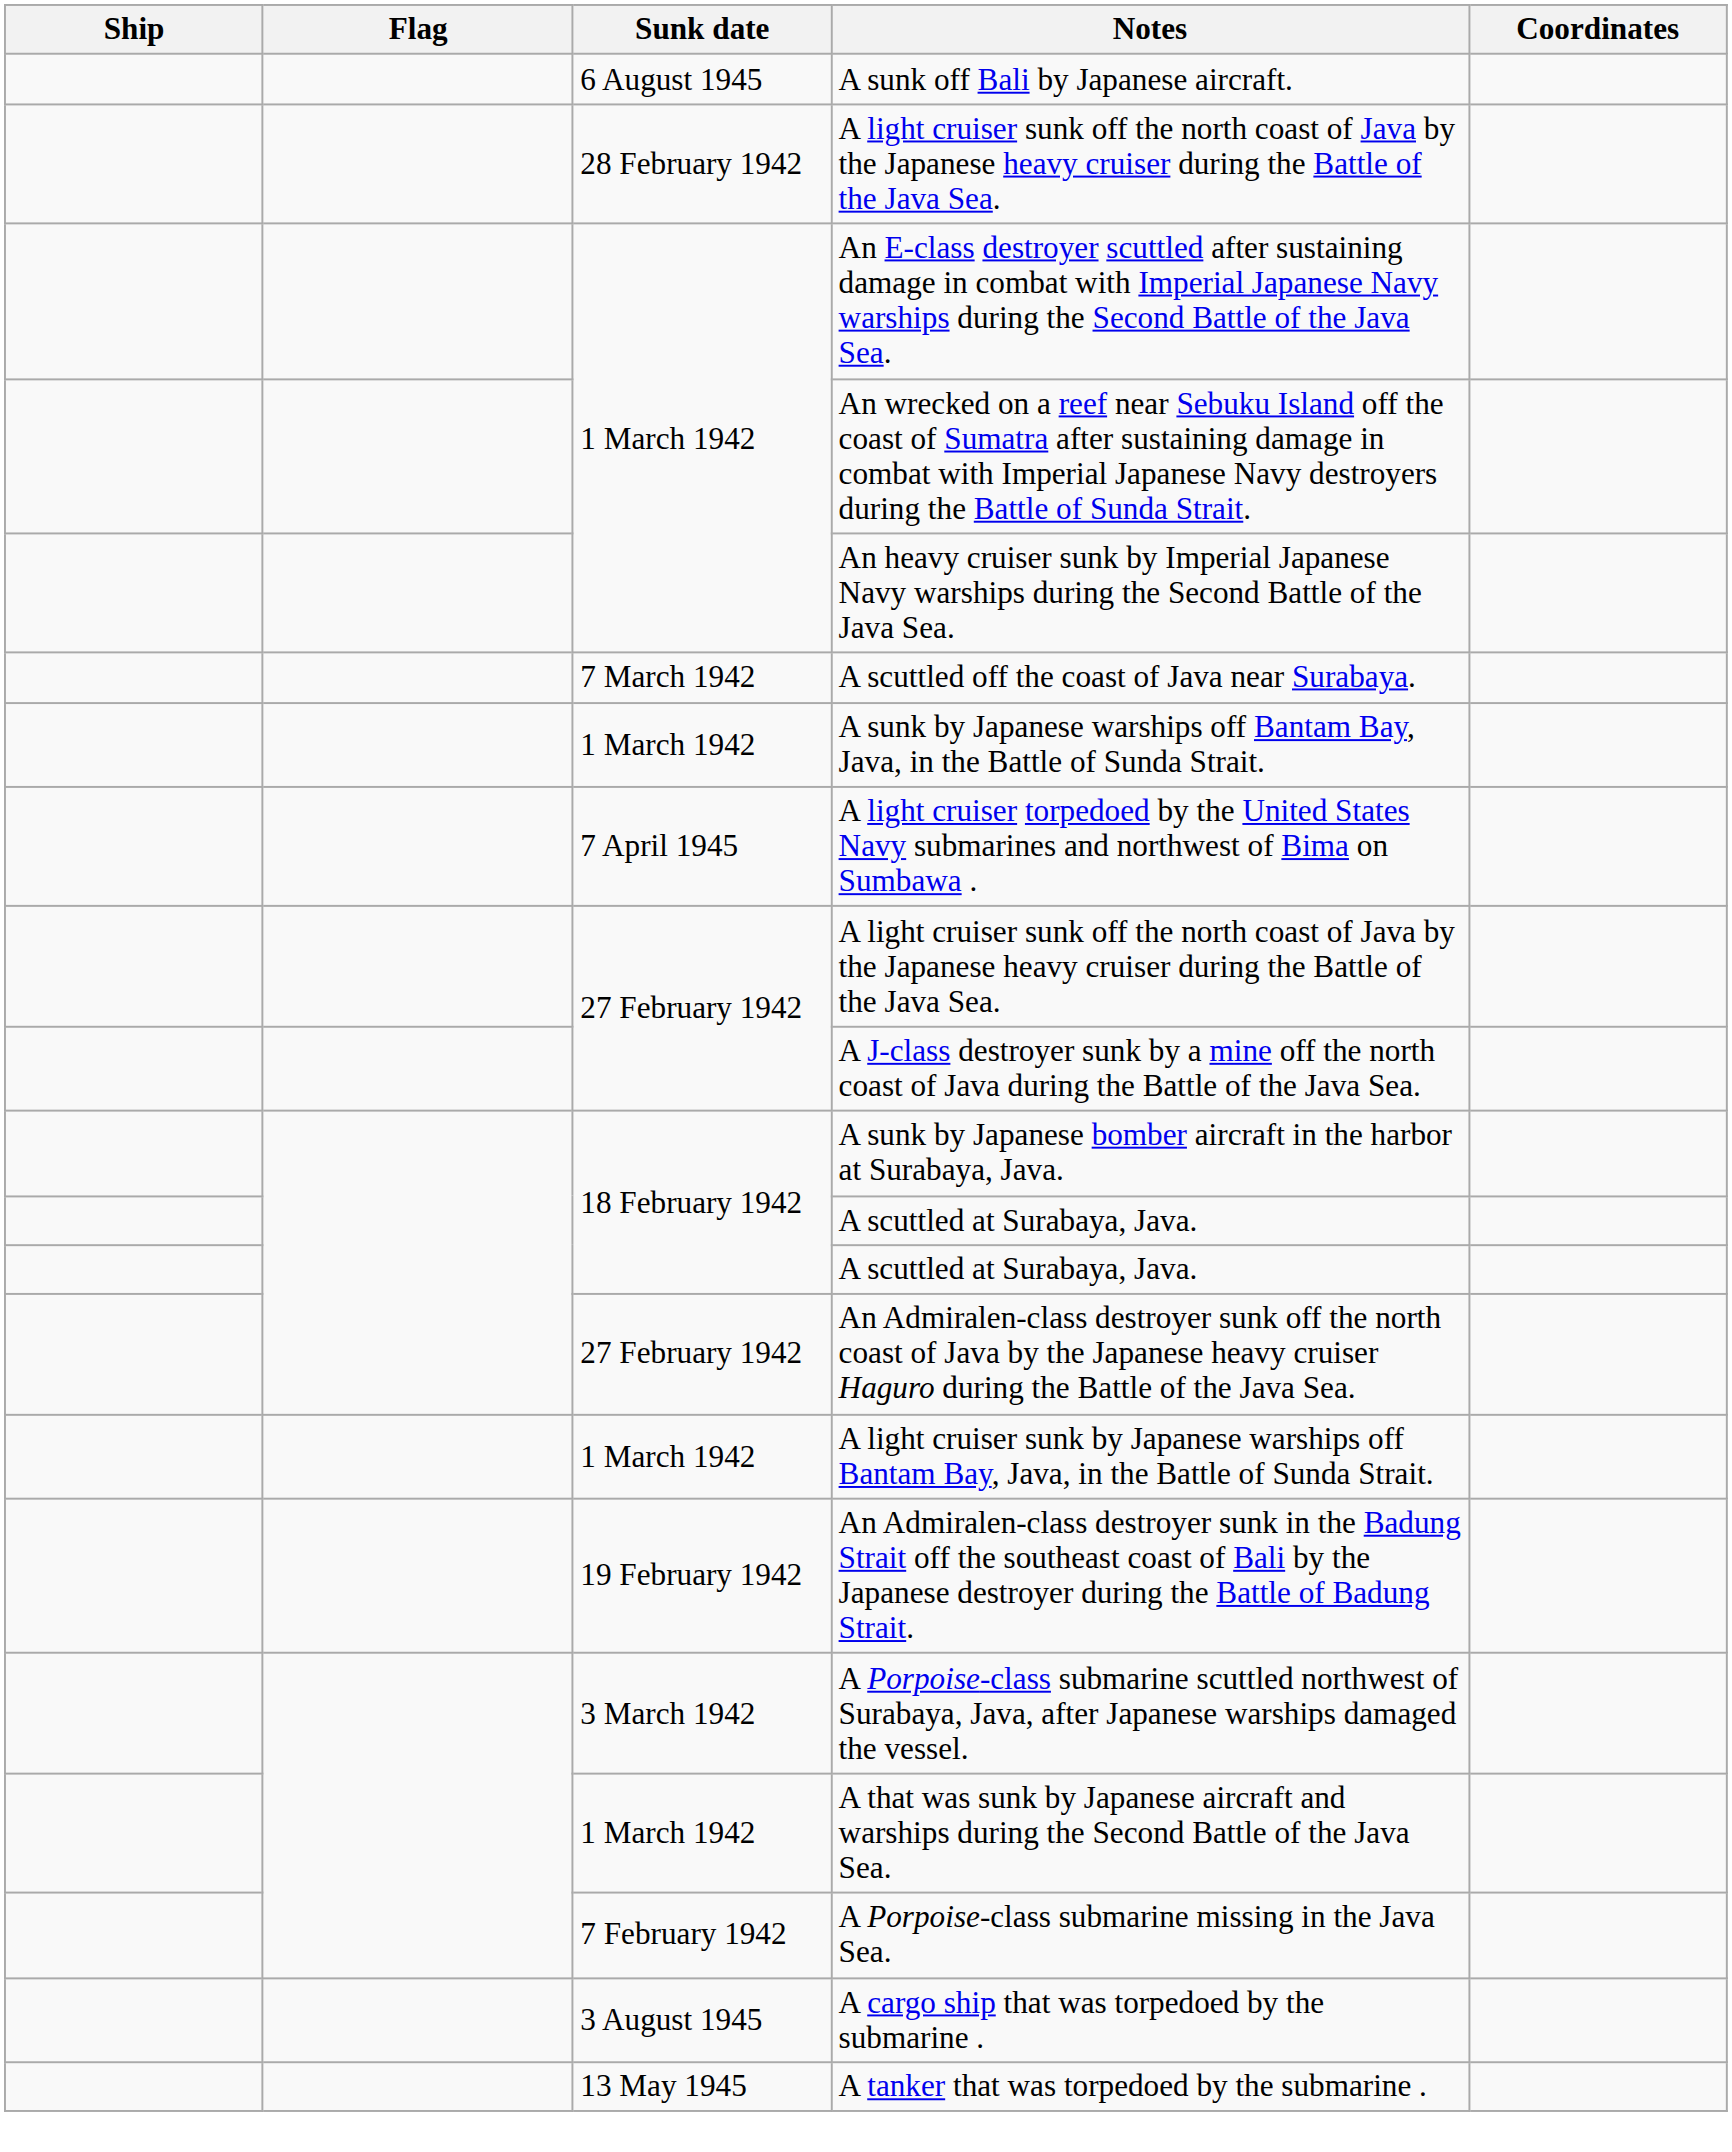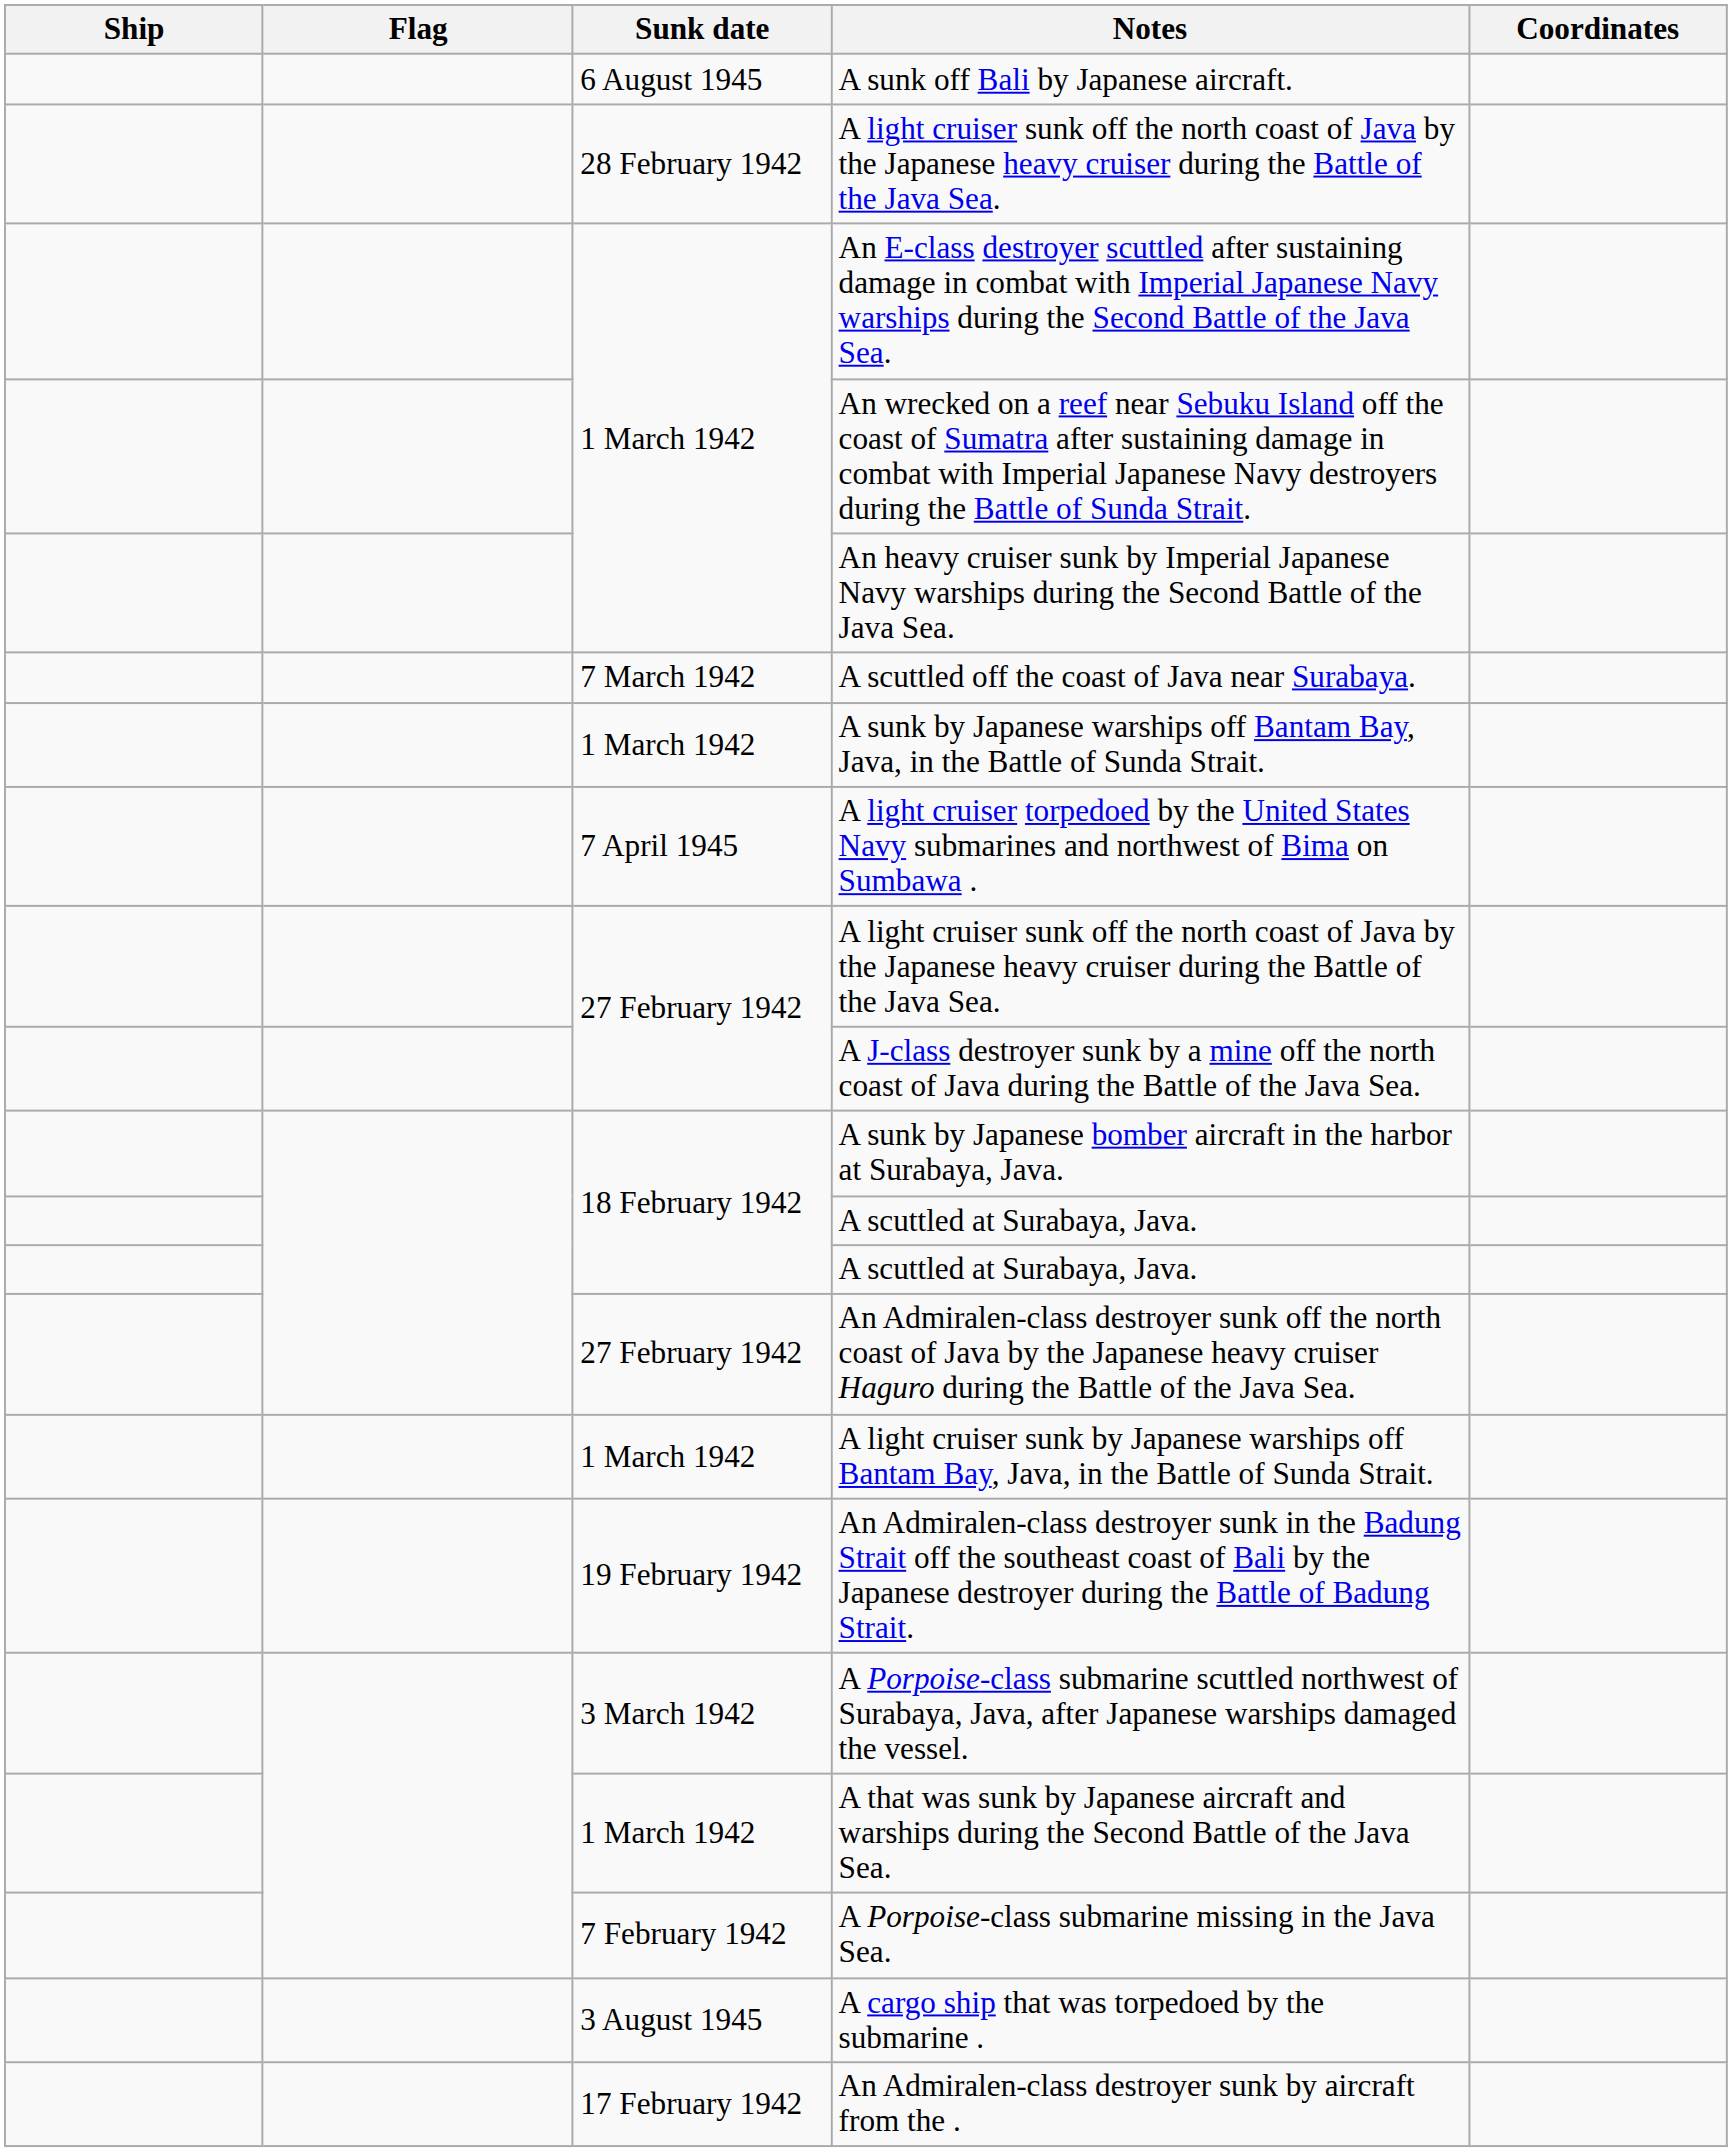+ row: (691, 2103)
- row: (664, 2086)
